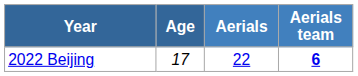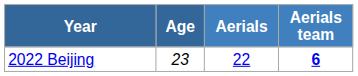(180, 59) 17 -> (180, 59) 23
